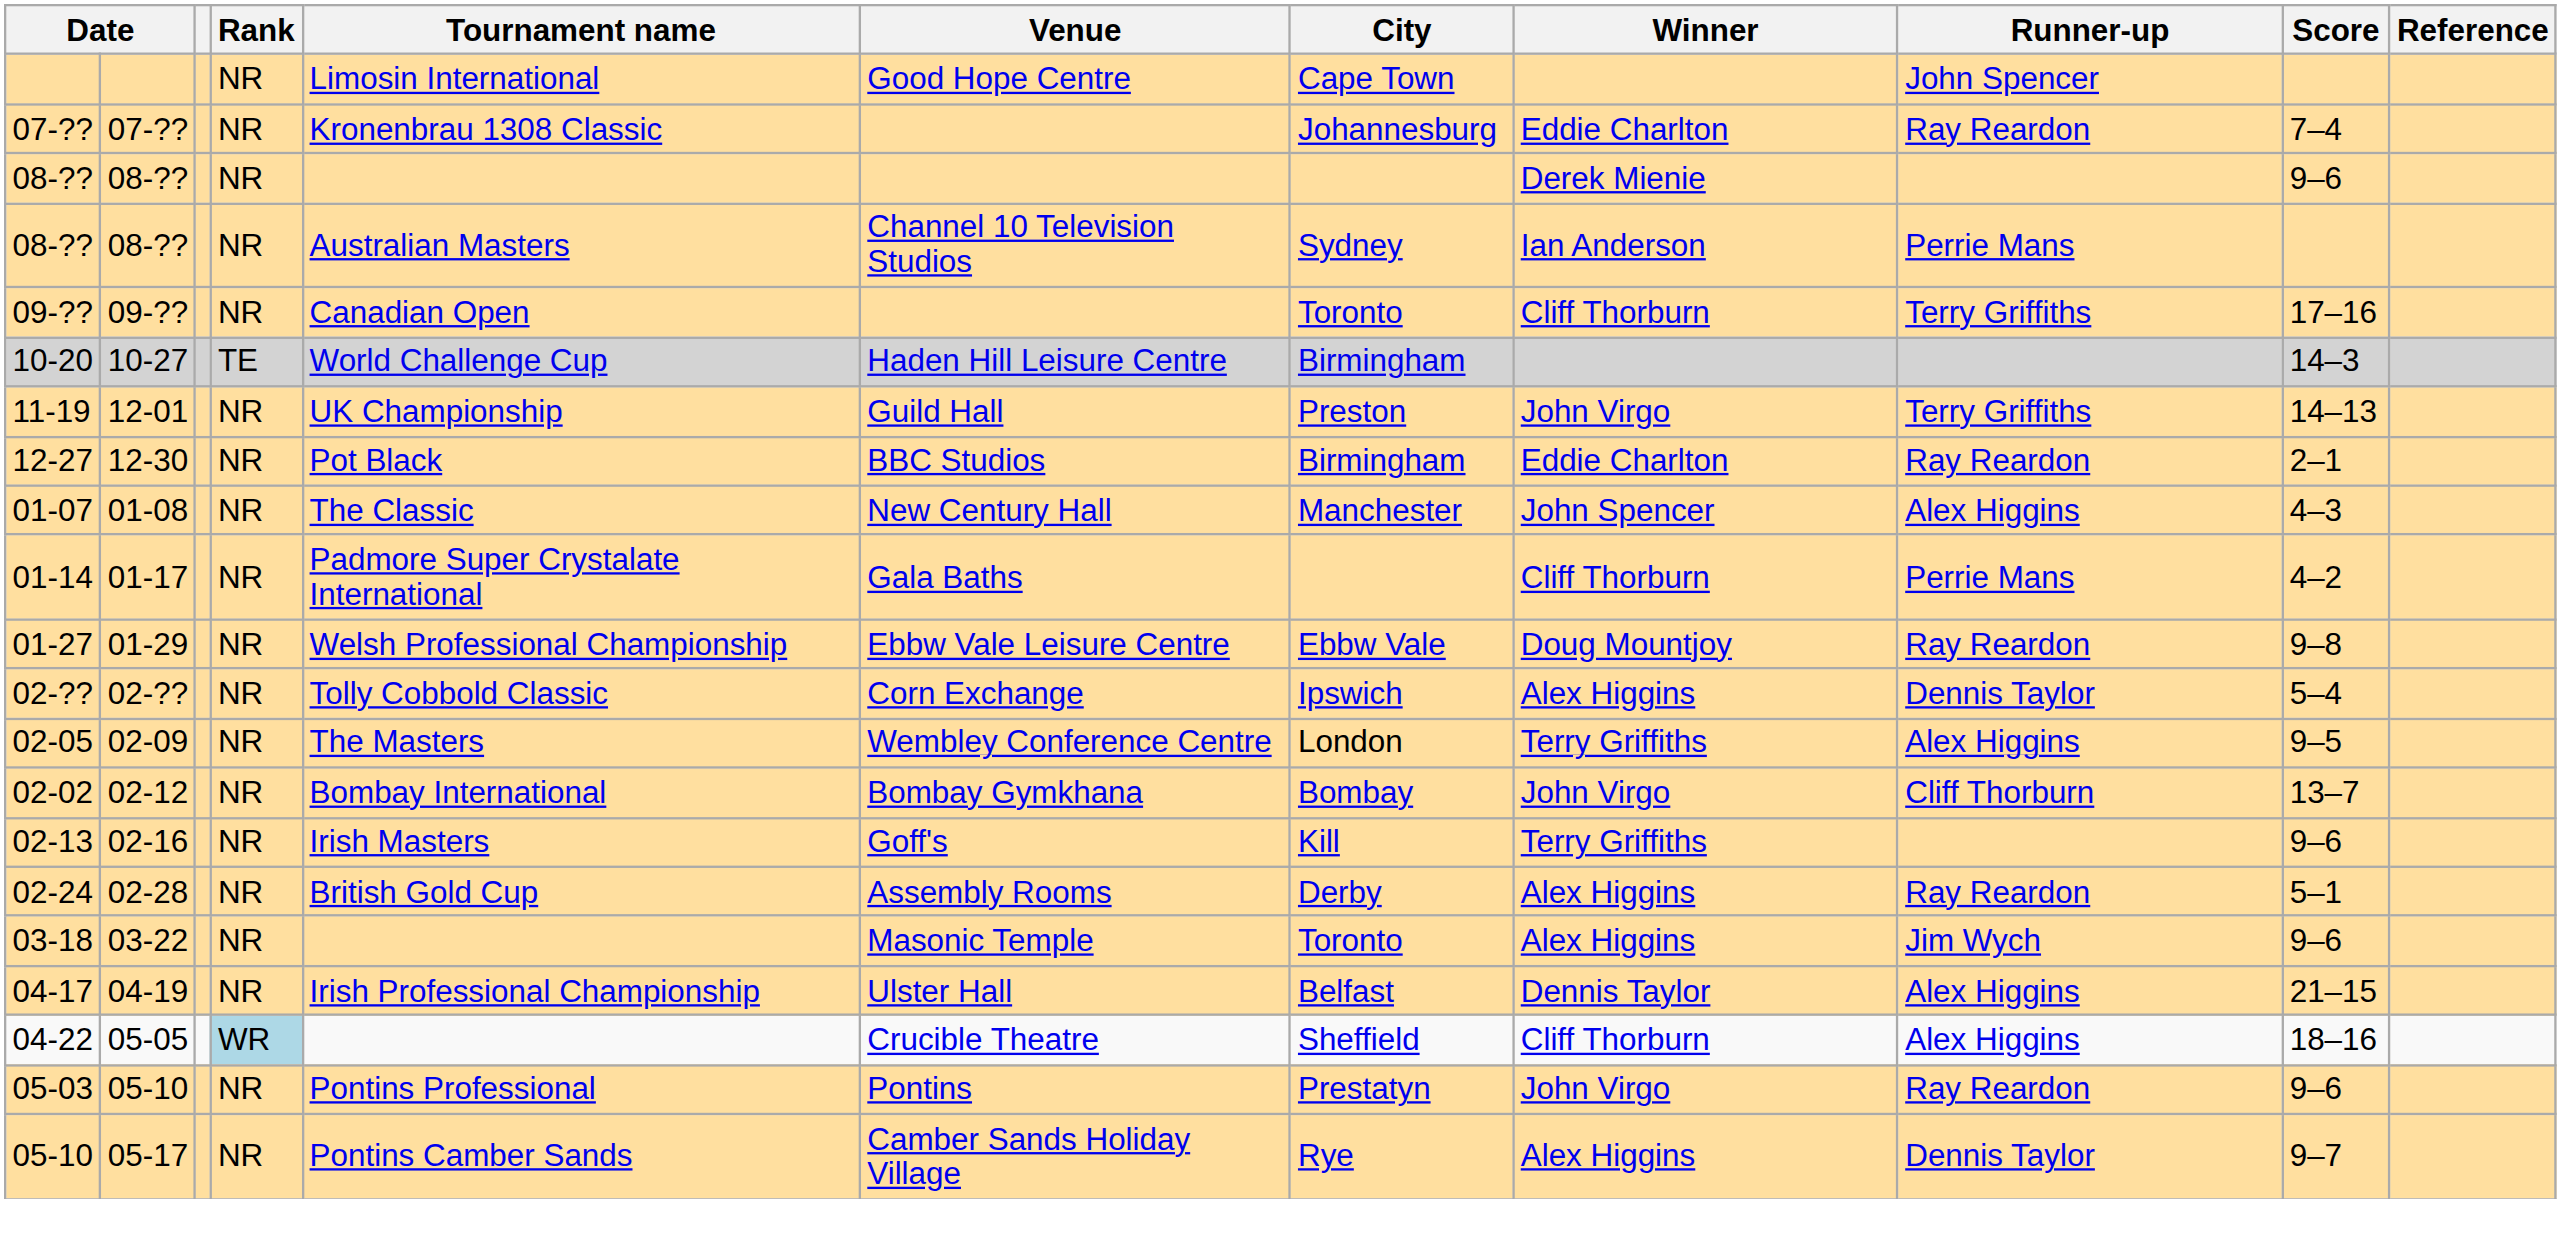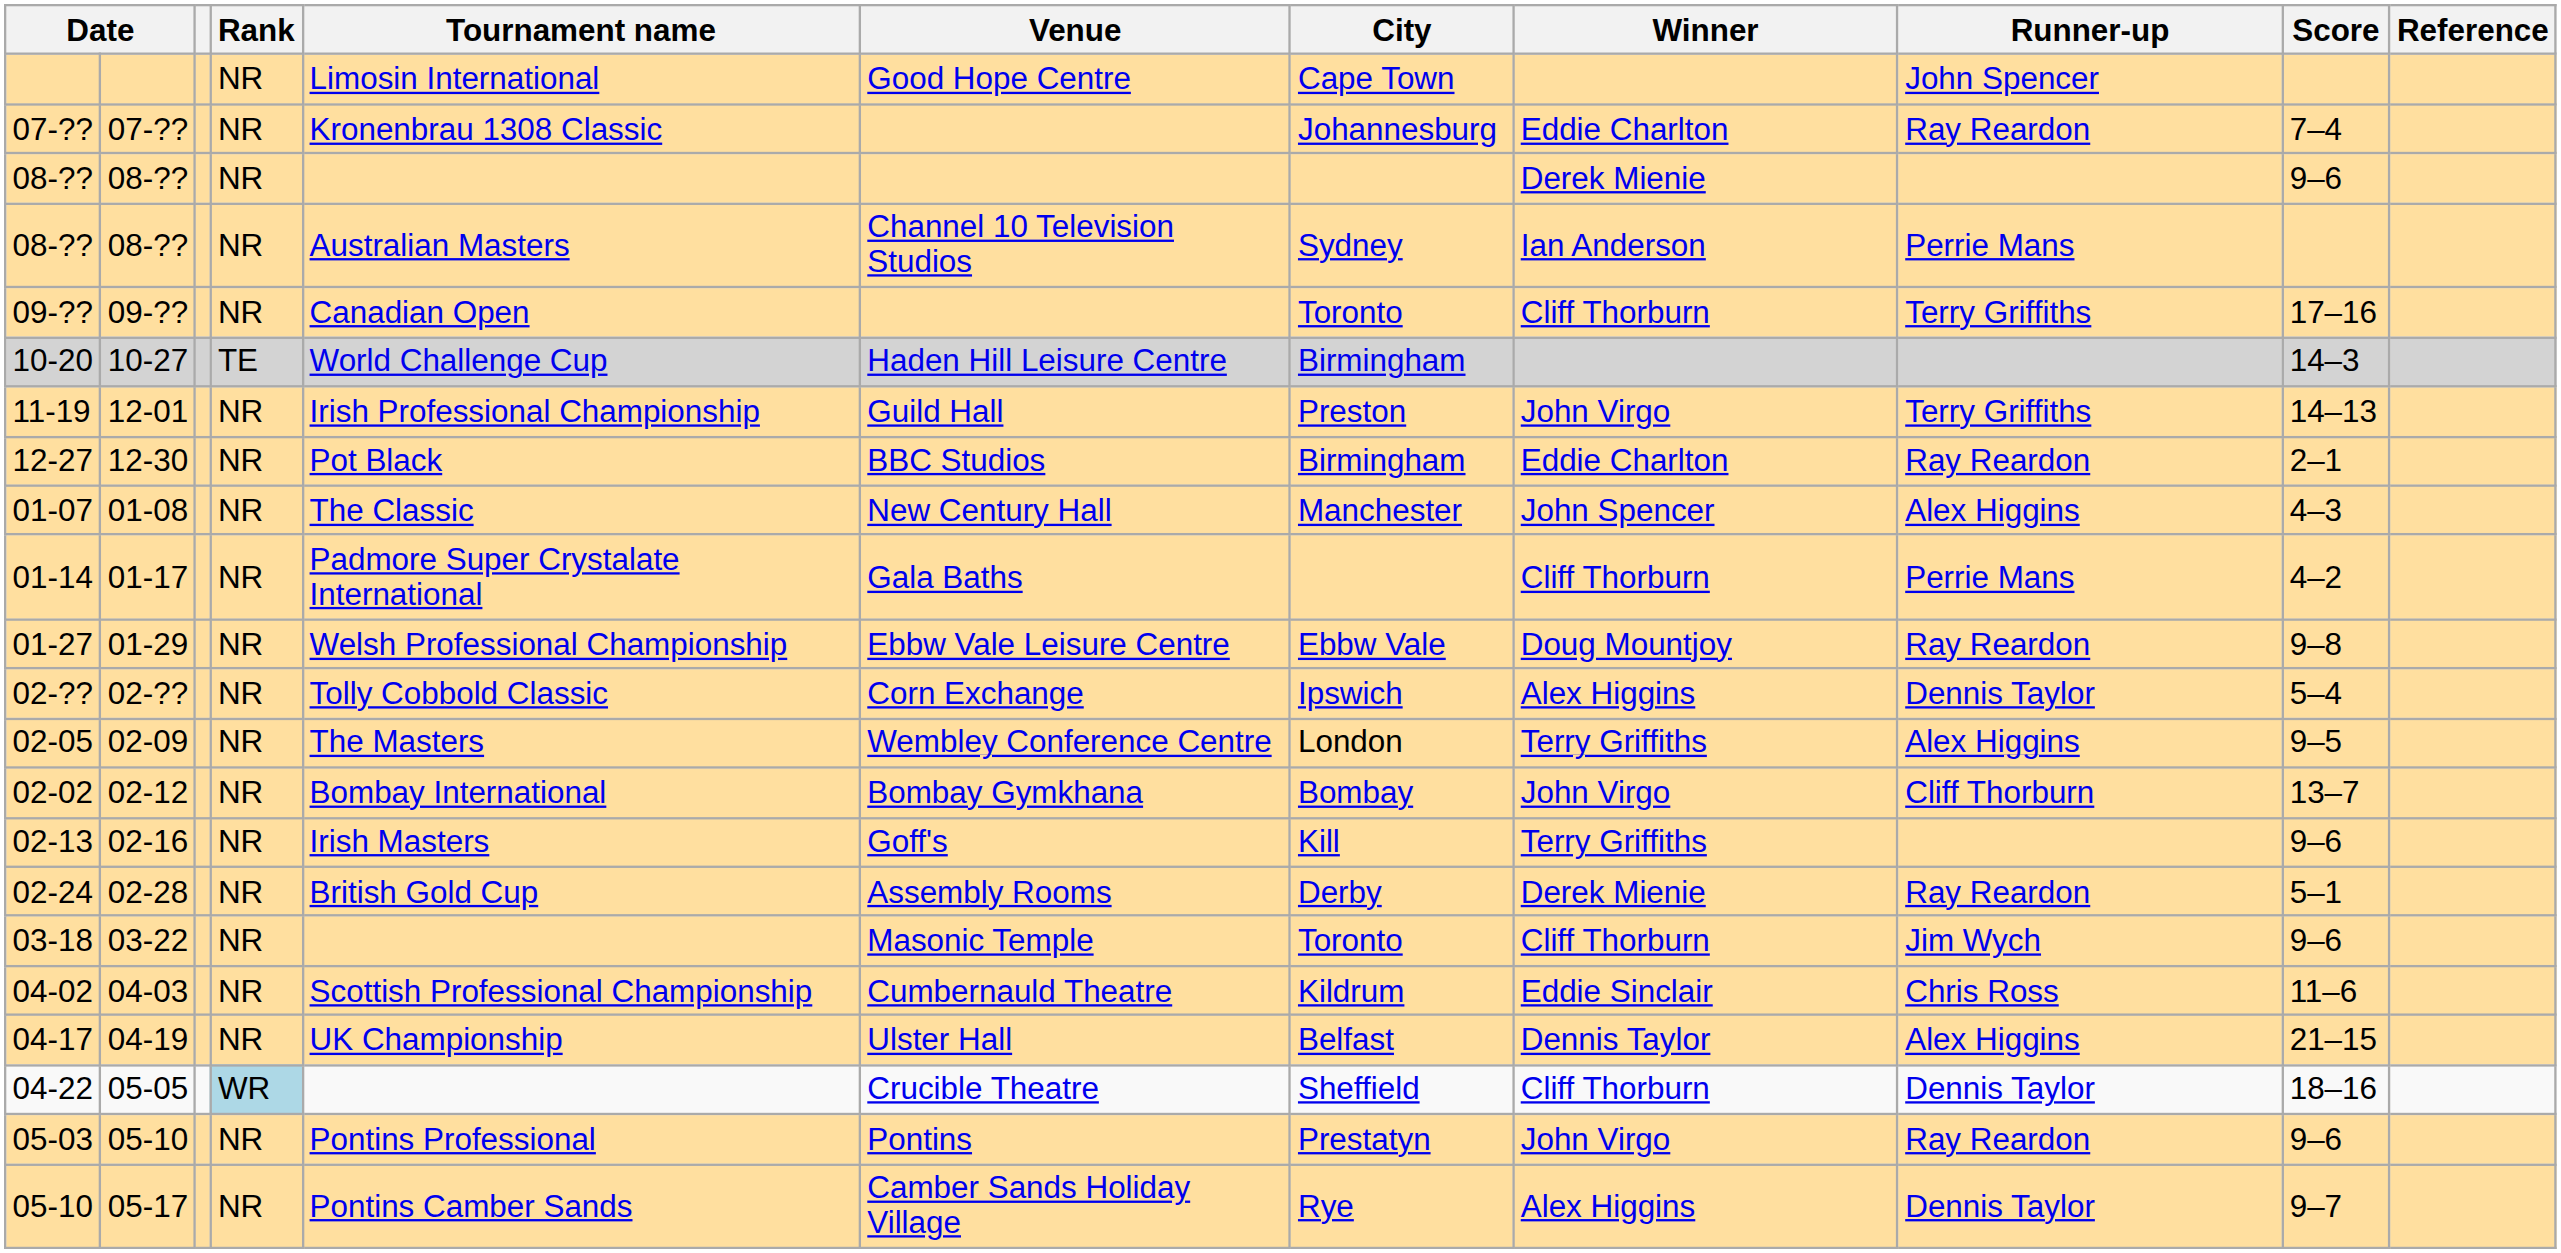(436, 411) UK Championship -> (535, 411) Irish Professional Championship
(1608, 891) Alex Higgins -> (1613, 891) Derek Mienie
(1608, 941) Alex Higgins -> (1615, 941) Cliff Thorburn
+ row: (53, 990)
(535, 990) Irish Professional Championship -> (436, 1040) UK Championship
(1992, 1040) Alex Higgins -> (2000, 1089) Dennis Taylor
